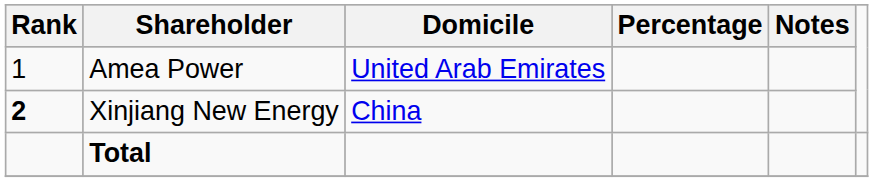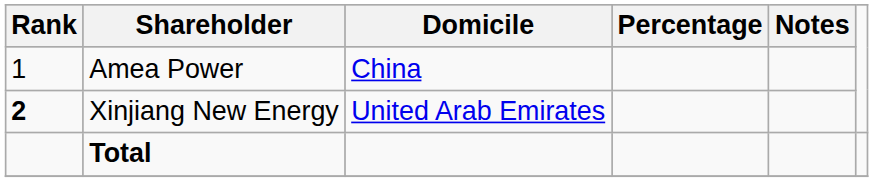(478, 68) United Arab Emirates -> (386, 68) China
(386, 111) China -> (478, 111) United Arab Emirates
